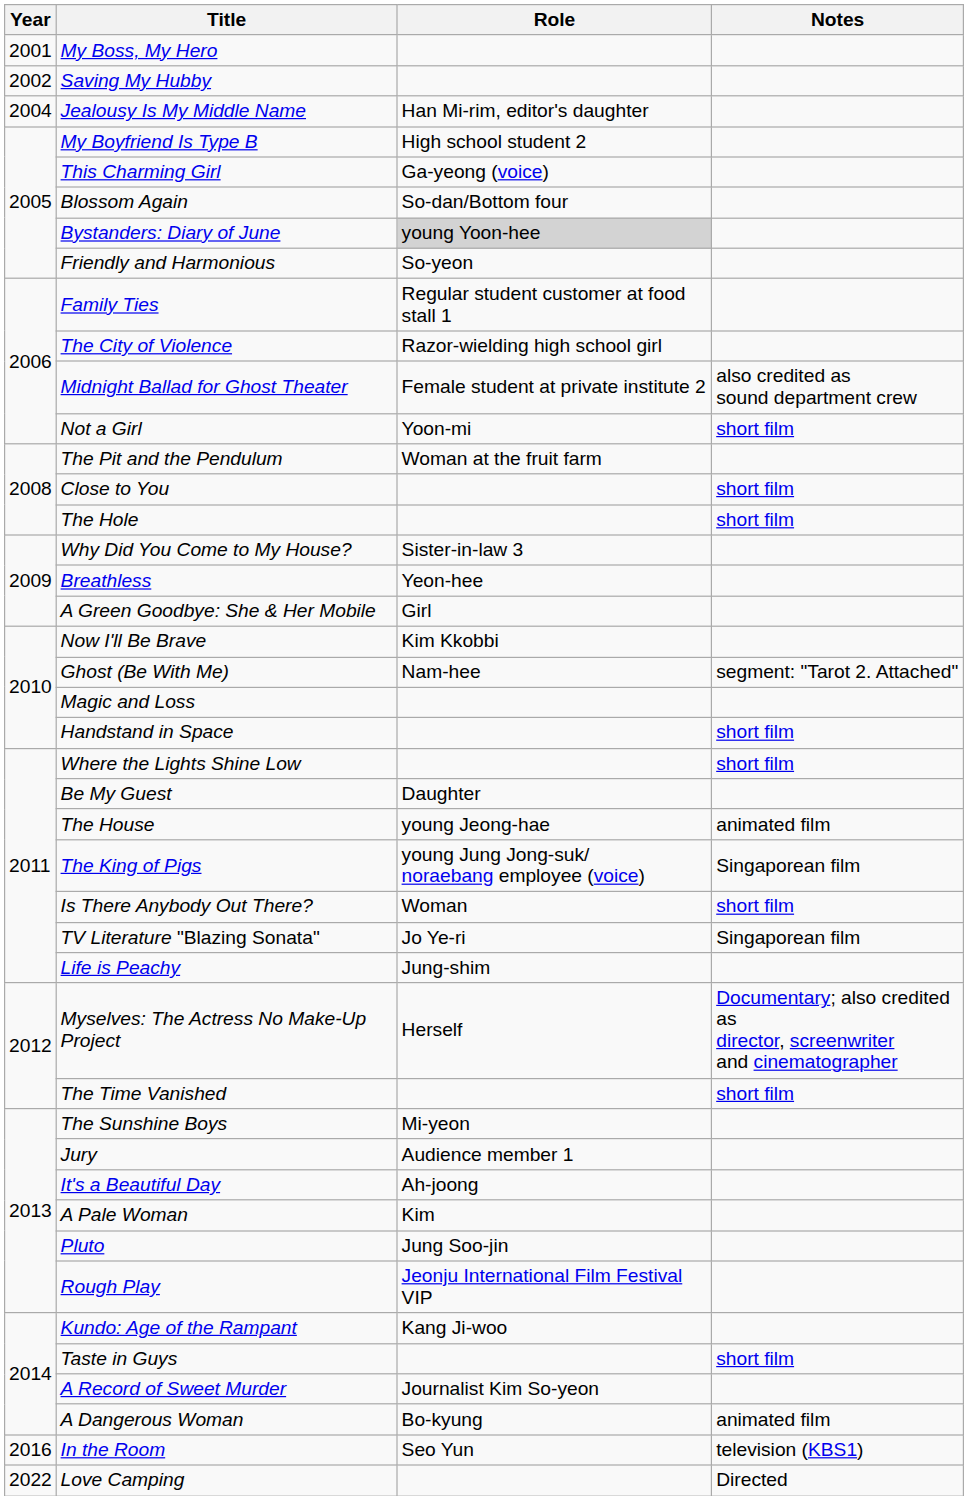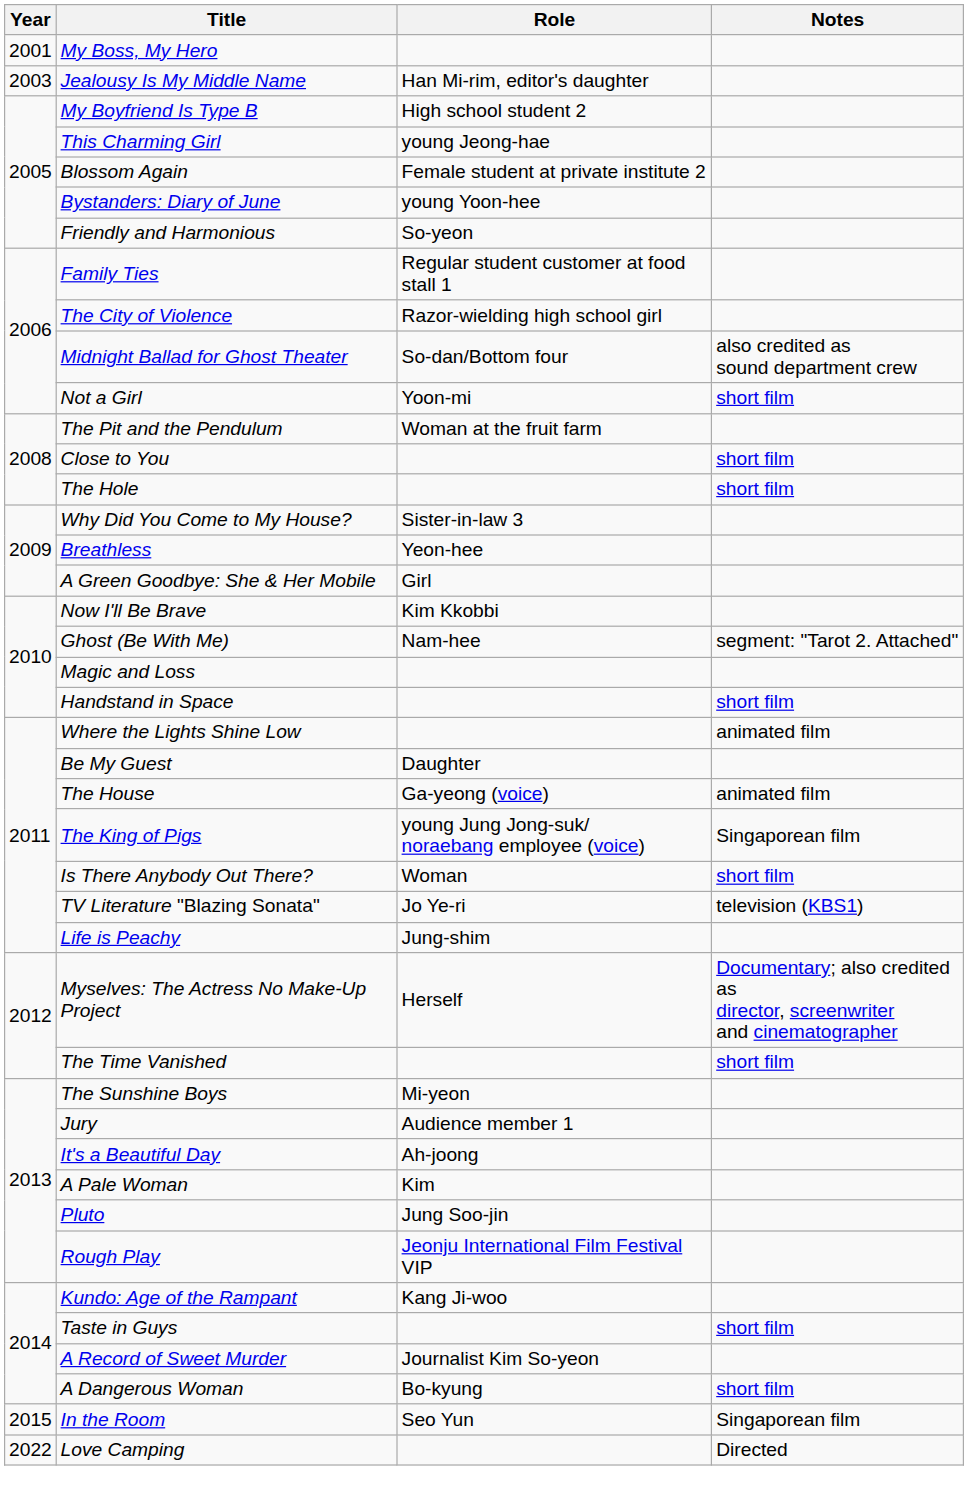- row: (136, 80)
(30, 111) 2004 -> (30, 80) 2003
(475, 171) Ga-yeong (voice) -> (476, 141) young Jeong-hae
(485, 202) So-dan/Bottom four -> (554, 171) Female student at private institute 2
(471, 232) lightgrey background -> (471, 202) no background
(554, 387) Female student at private institute 2 -> (485, 356) So-dan/Bottom four
(755, 763) short film -> (773, 732) animated film
(476, 824) young Jeong-hae -> (475, 793) Ga-yeong (voice)
(788, 937) Singaporean film -> (790, 906) television (KBS1)
(773, 1419) animated film -> (755, 1388) short film
(30, 1449) 2016 -> (30, 1419) 2015
(790, 1449) television (KBS1) -> (788, 1419) Singaporean film
